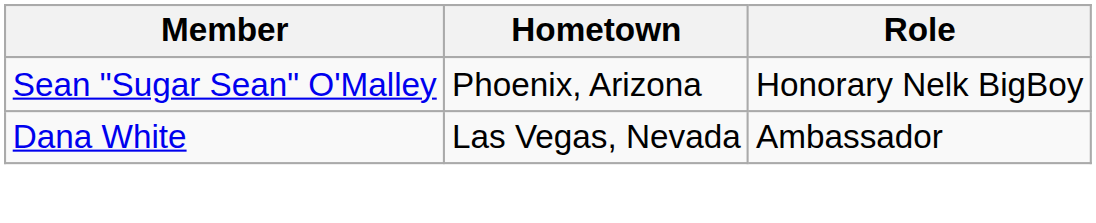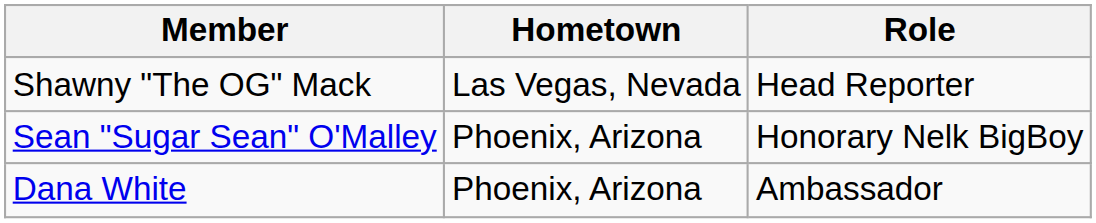+ row: (192, 83)
(596, 136) Las Vegas, Nevada -> (577, 189) Phoenix, Arizona
